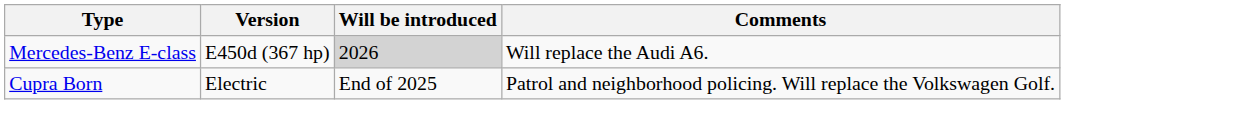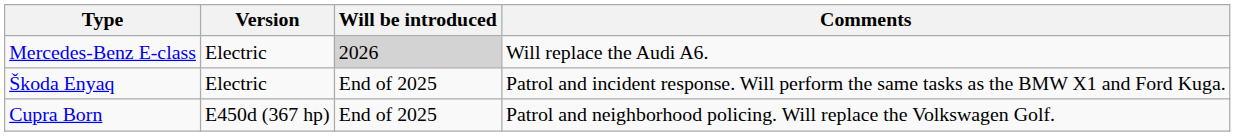(267, 51) E450d (367 hp) -> (236, 51) Electric
+ row: (62, 83)
(236, 83) Electric -> (267, 114) E450d (367 hp)
